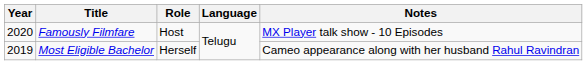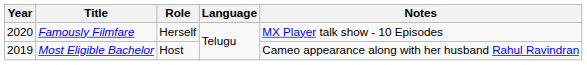(171, 32) Host -> (178, 32) Herself
(178, 50) Herself -> (171, 50) Host
